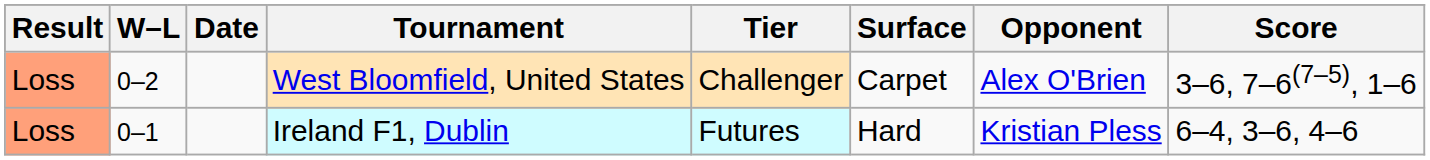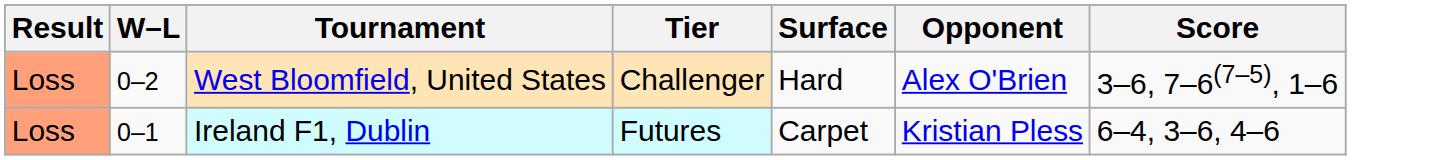- column: (226, 28)
(902, 79) Carpet -> (811, 79) Hard
(889, 131) Hard -> (823, 131) Carpet
